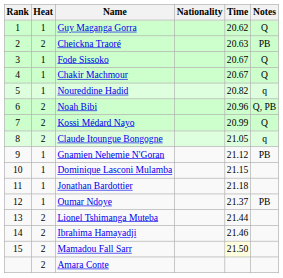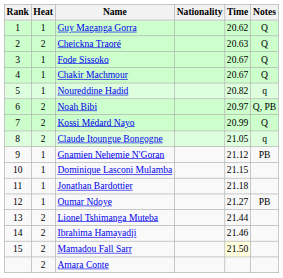(265, 44) PB -> (265, 44) Q
(238, 107) 20.96 -> (238, 107) 20.97
(238, 202) 21.37 -> (238, 202) 21.27
